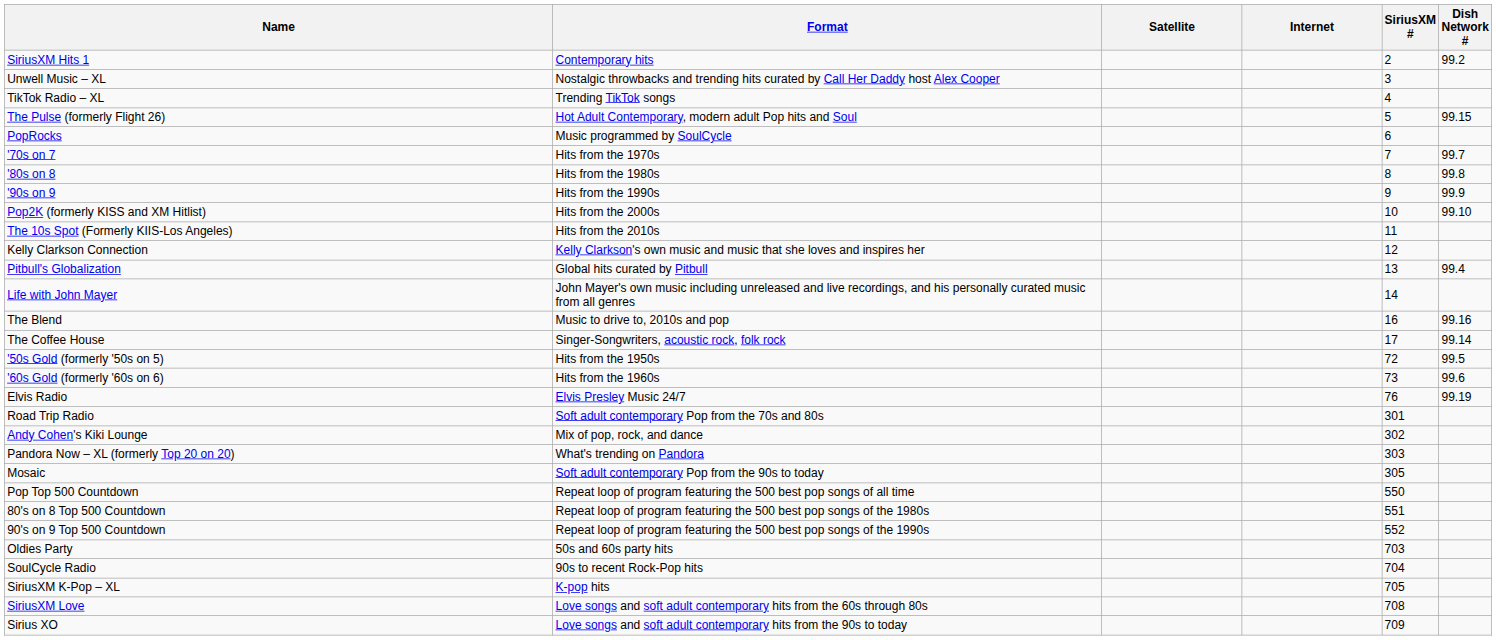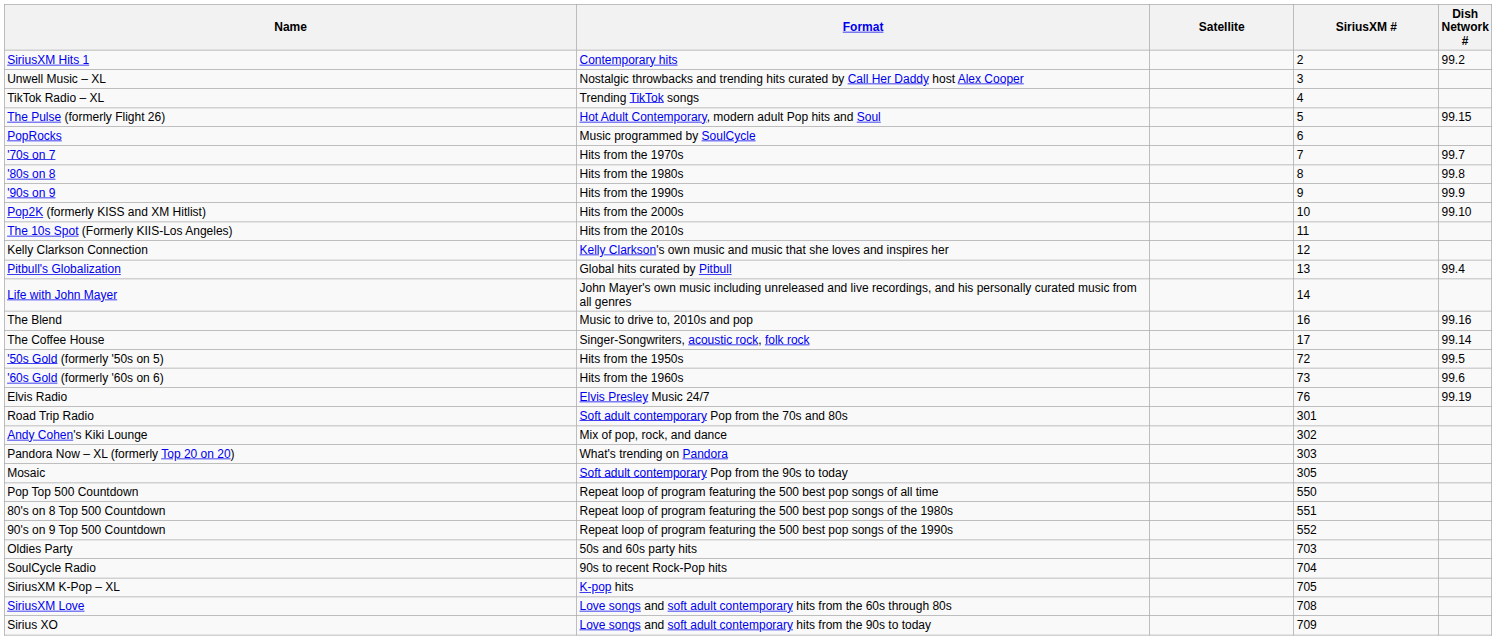- column: (1312, 27)
